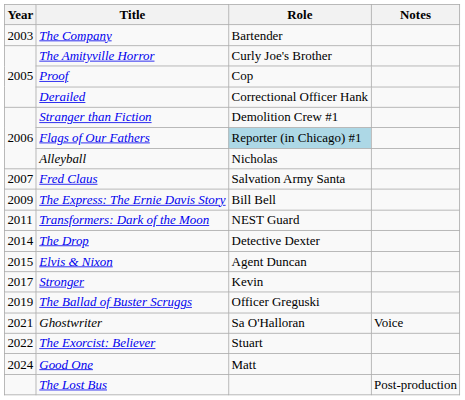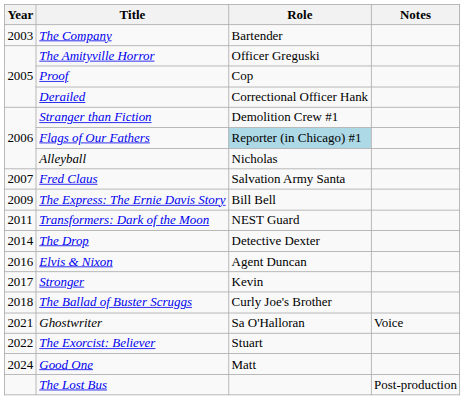(282, 55) Curly Joe's Brother -> (276, 55) Officer Greguski
(20, 261) 2015 -> (20, 261) 2016
(20, 302) 2019 -> (20, 302) 2018
(276, 302) Officer Greguski -> (282, 302) Curly Joe's Brother
